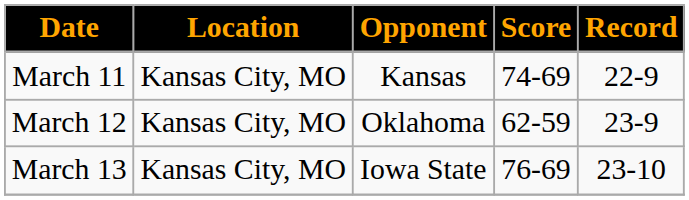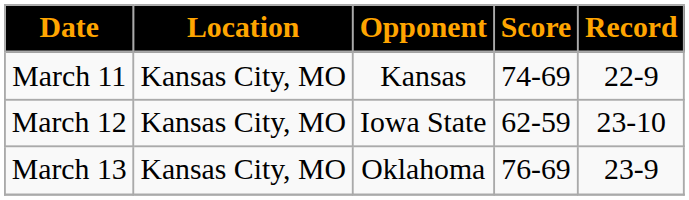(423, 122) Oklahoma -> (423, 122) Iowa State
(631, 122) 23-9 -> (631, 122) 23-10
(423, 169) Iowa State -> (423, 169) Oklahoma
(631, 169) 23-10 -> (631, 169) 23-9
